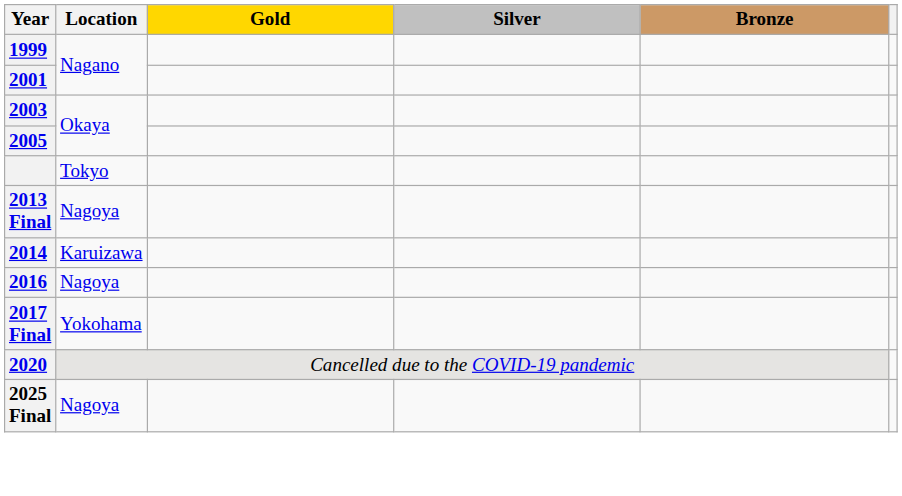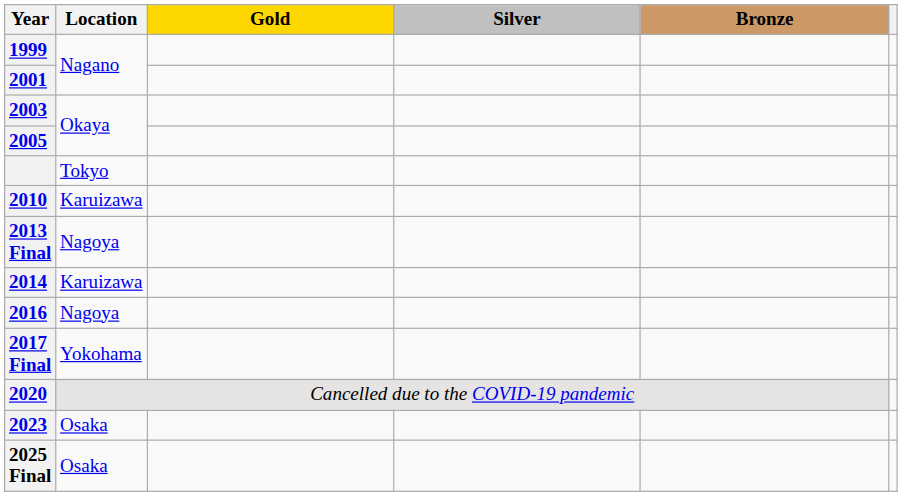+ row: (28, 200)
+ row: (28, 424)
(90, 405) Nagoya -> (84, 465) Osaka
